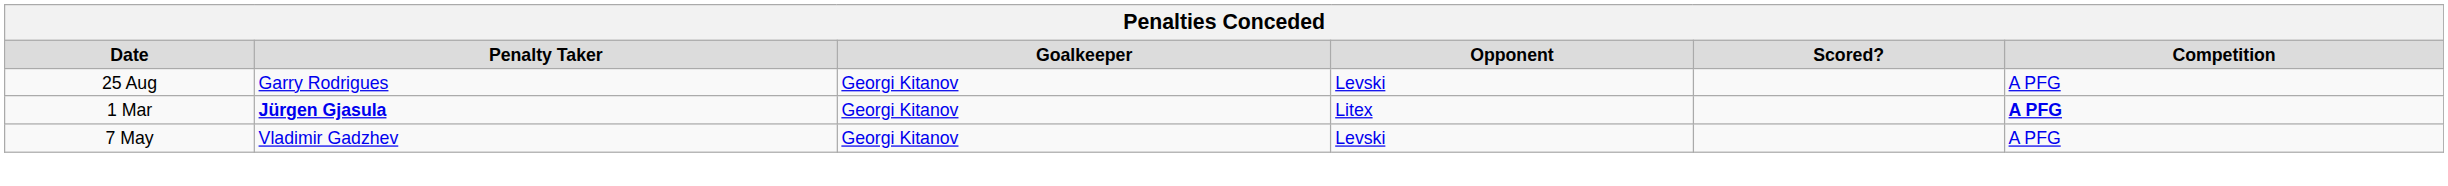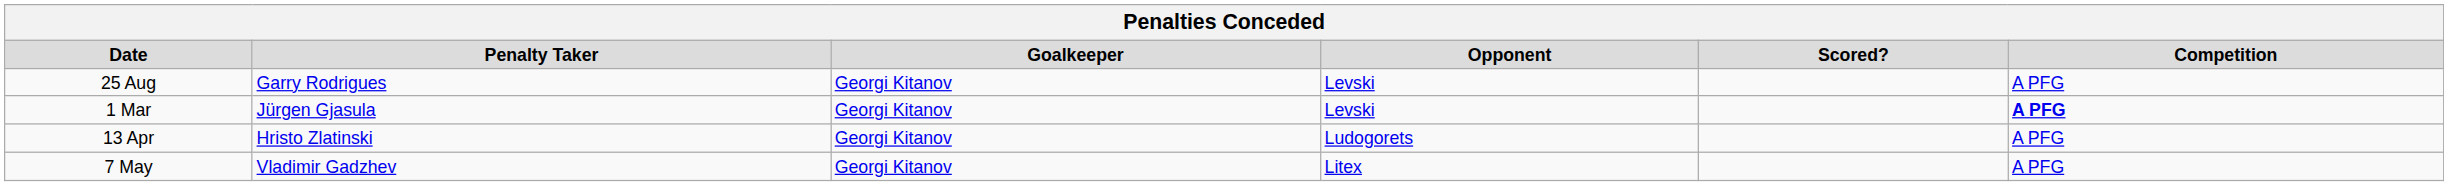(323, 111) bold -> (316, 111) normal
(1354, 111) Litex -> (1350, 111) Levski
+ row: (129, 138)
(1360, 138) Levski -> (1343, 166) Litex
